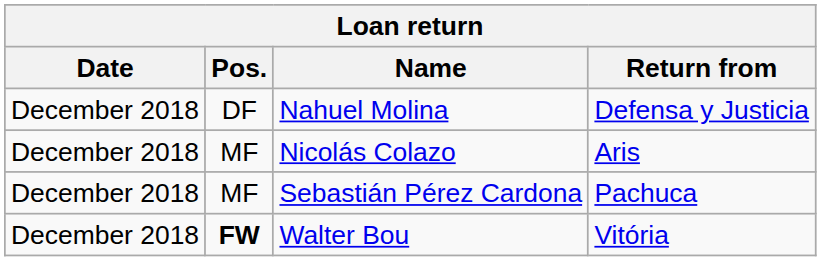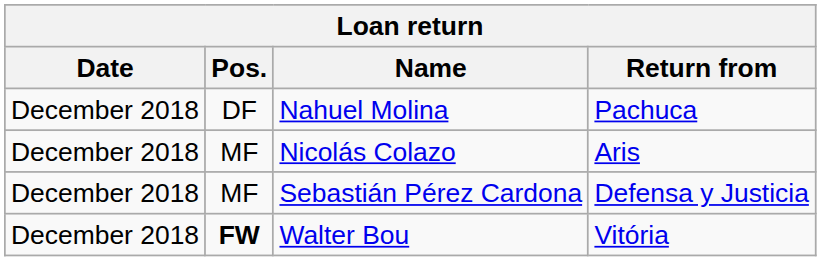(702, 110) Defensa y Justicia -> (646, 110) Pachuca
(646, 193) Pachuca -> (702, 193) Defensa y Justicia
